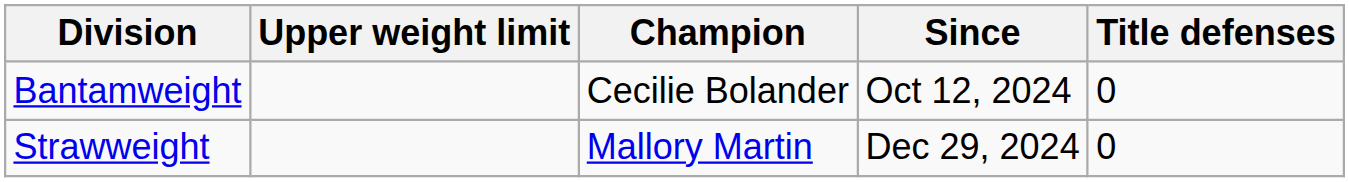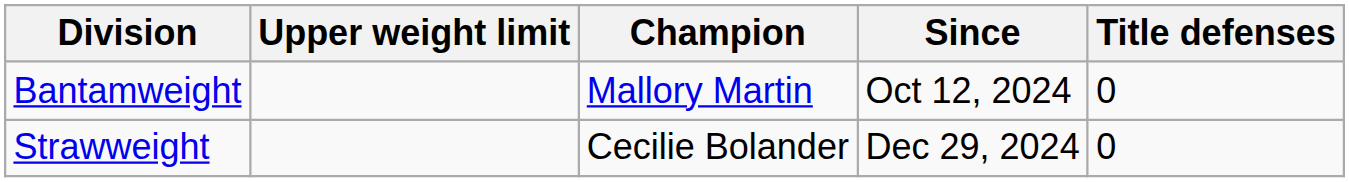(718, 90) Cecilie Bolander -> (700, 90) Mallory Martin
(700, 147) Mallory Martin -> (718, 147) Cecilie Bolander
